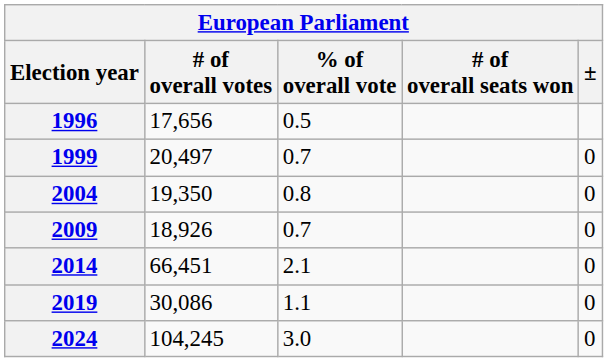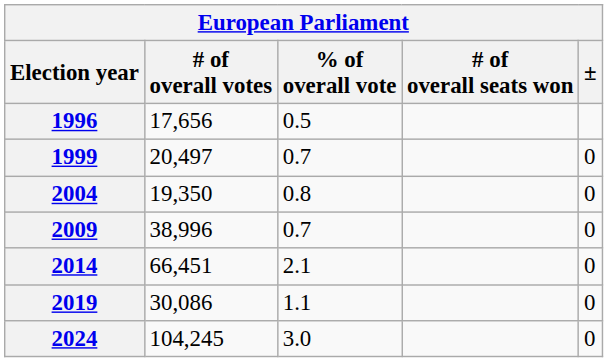(181, 229) 18,926 -> (181, 229) 38,996
